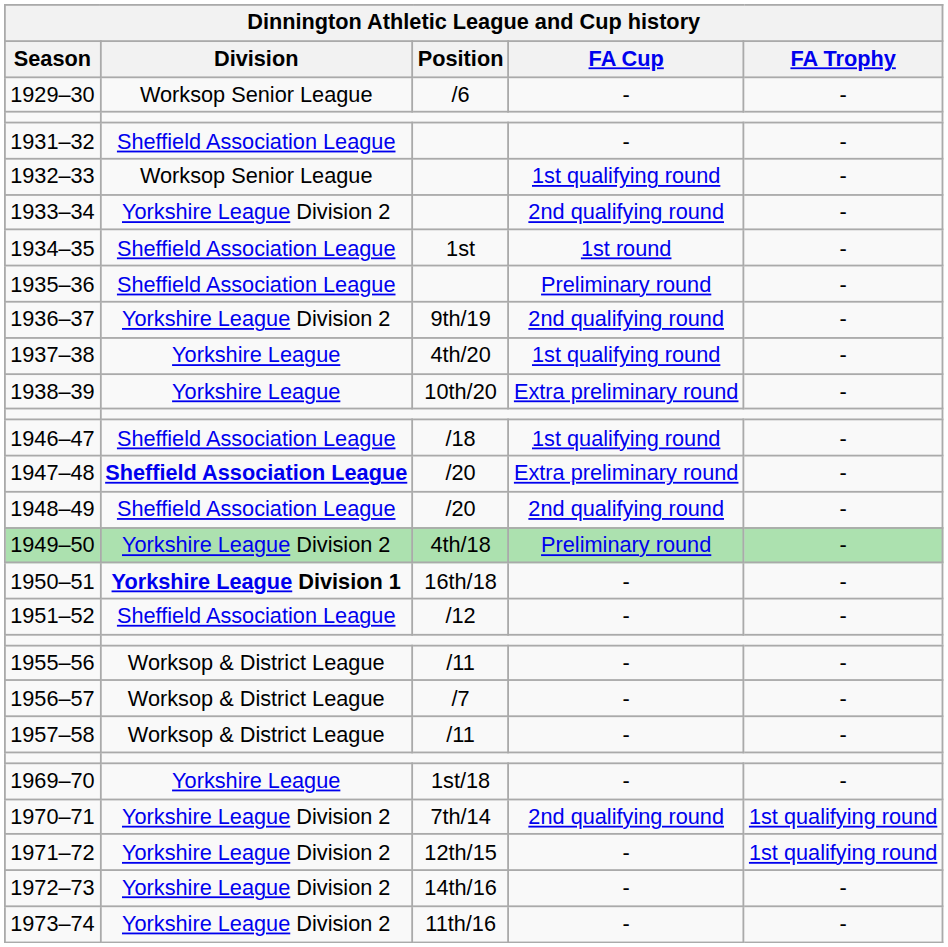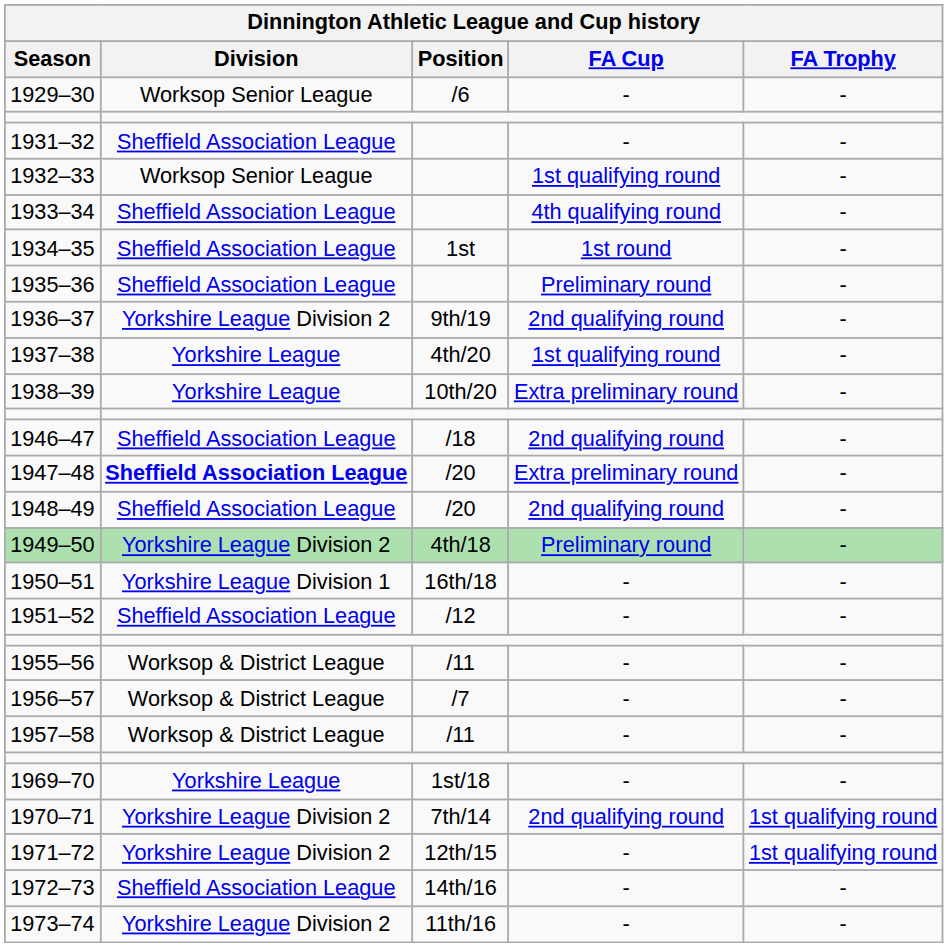(256, 212) Yorkshire League Division 2 -> (256, 212) Sheffield Association League
(626, 212) 2nd qualifying round -> (626, 212) 4th qualifying round
(626, 438) 1st qualifying round -> (626, 438) 2nd qualifying round
(256, 581) bold -> (256, 581) normal
(256, 888) Yorkshire League Division 2 -> (256, 888) Sheffield Association League
